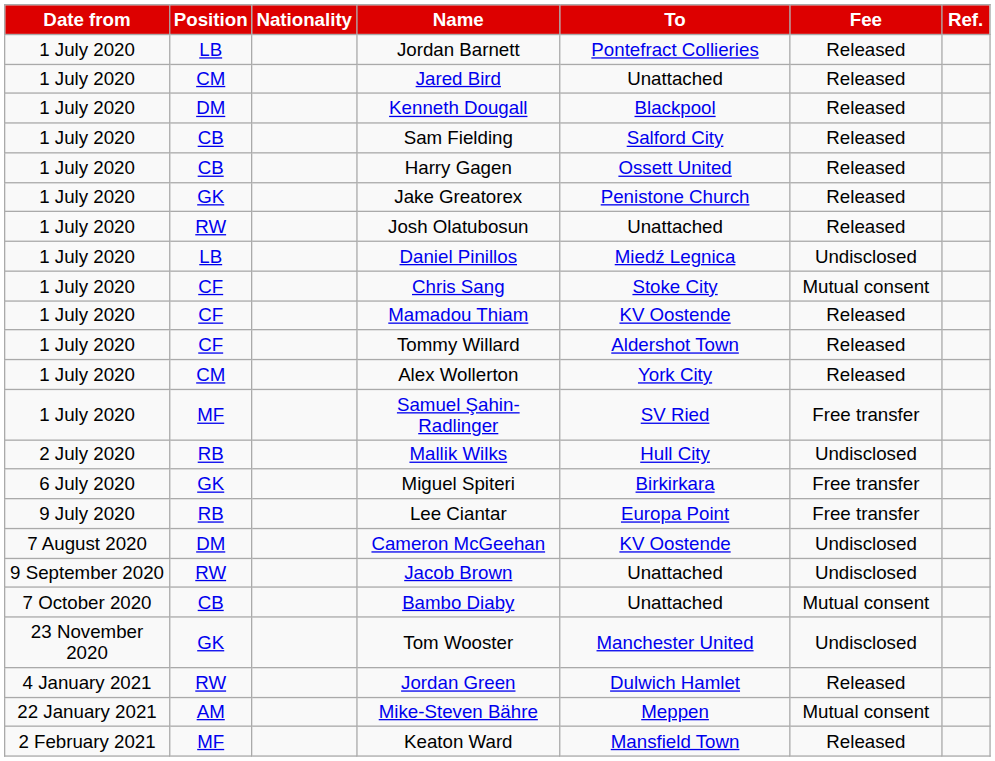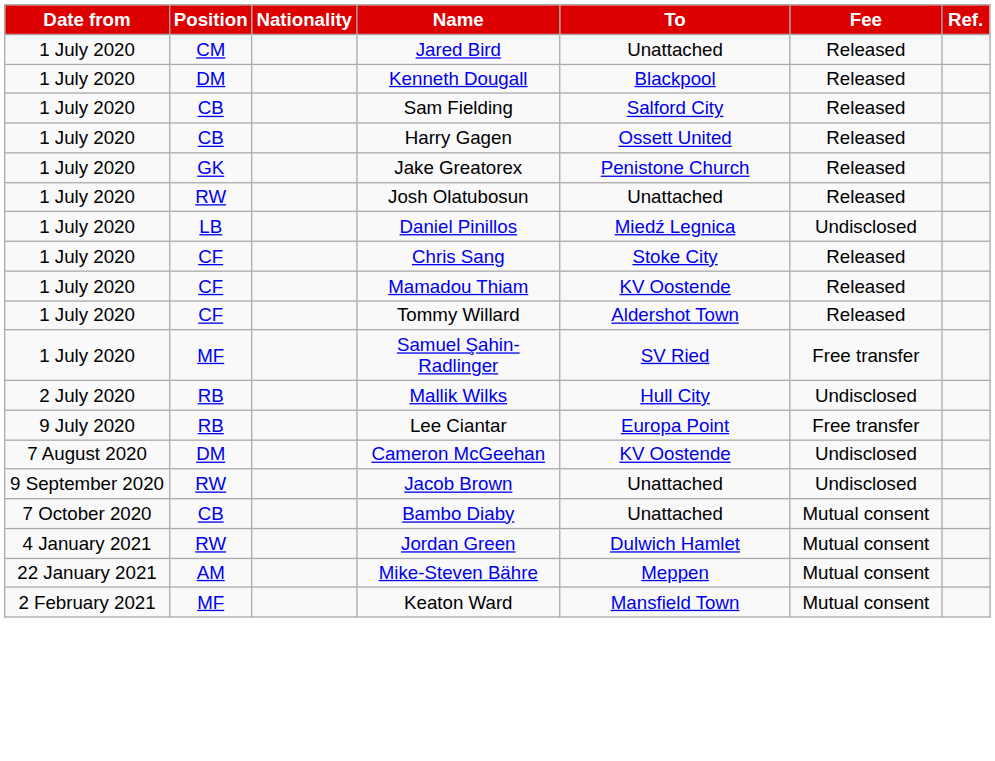- row: (458, 49)
(866, 286) Mutual consent -> (866, 256) Released
- row: (458, 375)
- row: (458, 484)
- row: (458, 643)
(866, 683) Released -> (866, 543) Mutual consent
(866, 742) Released -> (866, 603) Mutual consent
